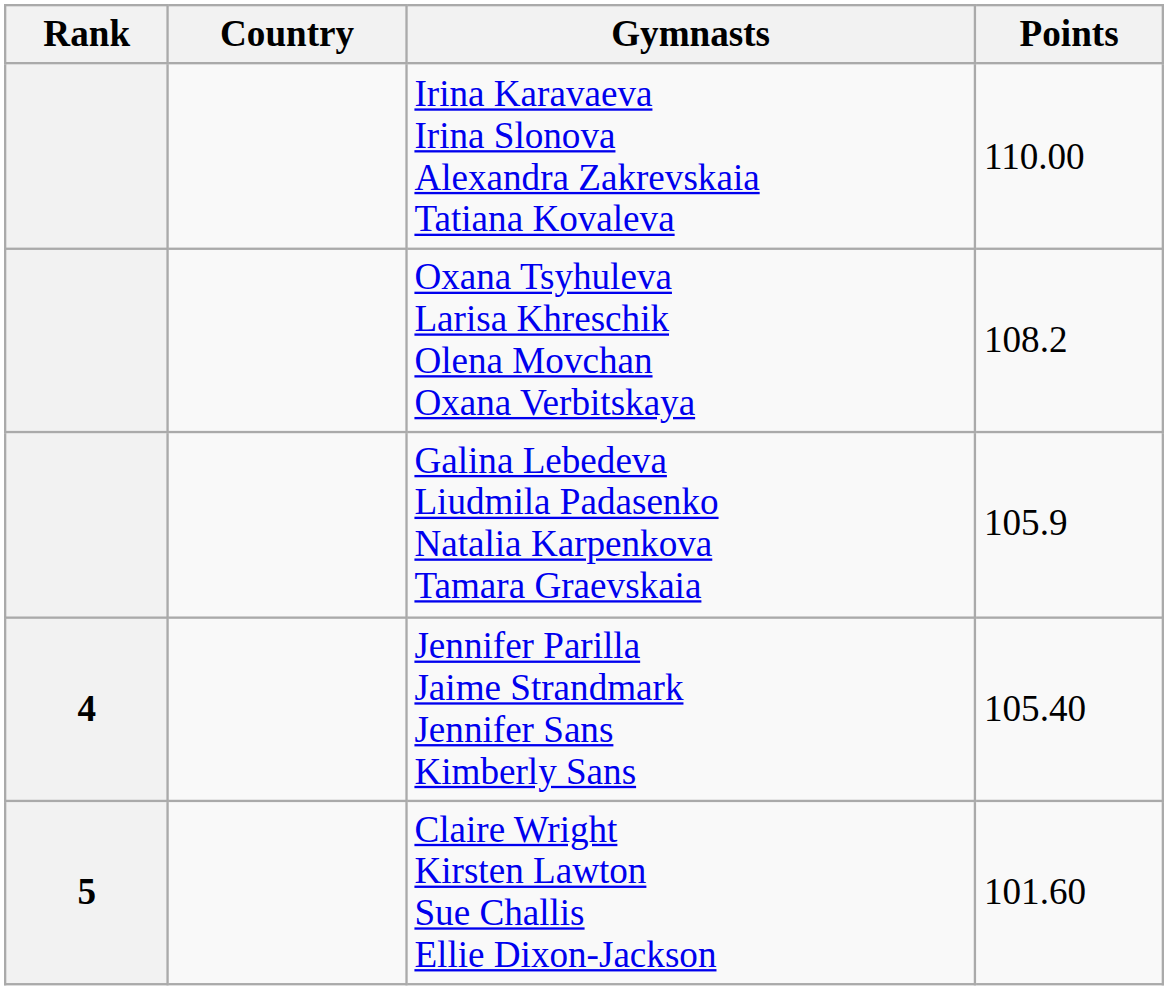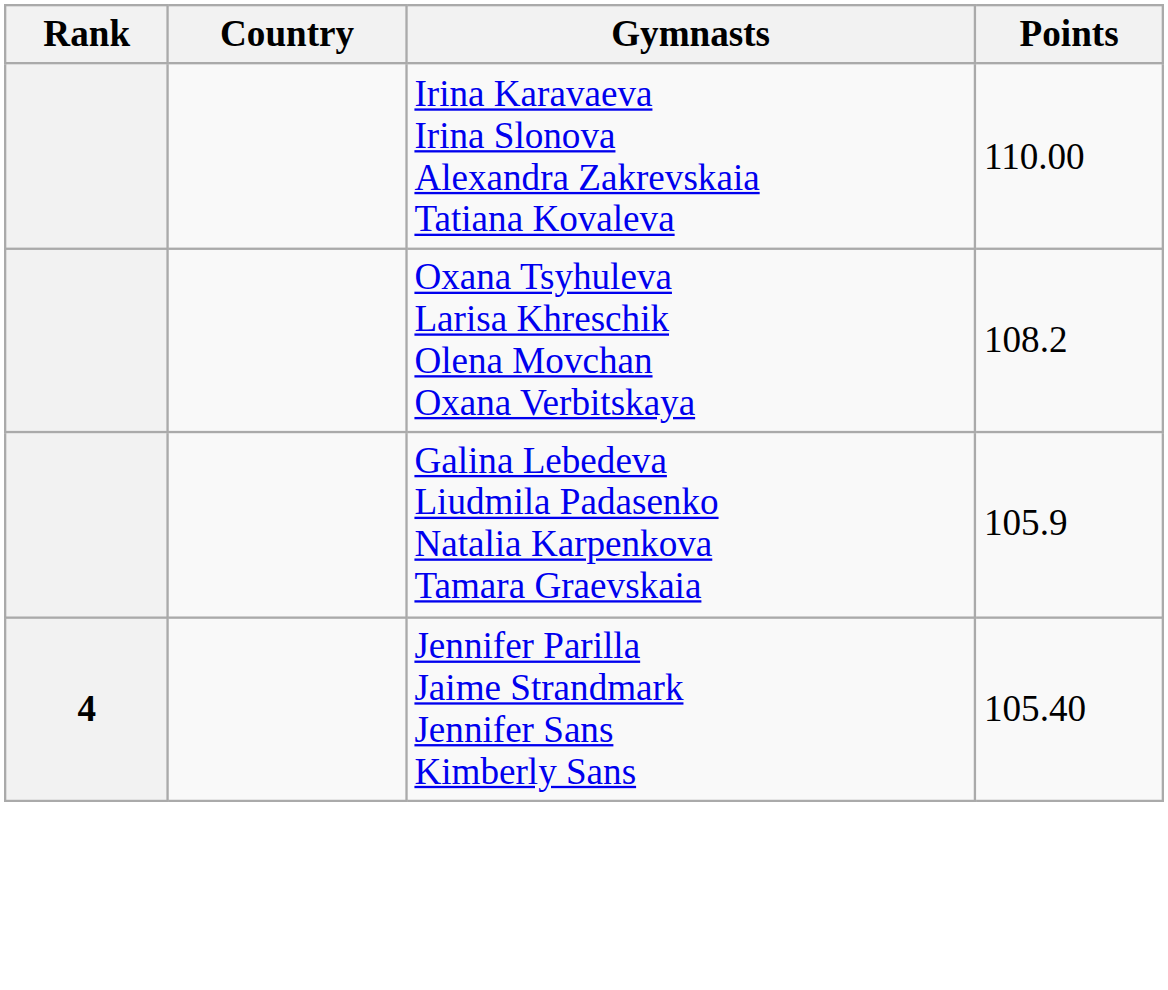- row: (565, 892)
